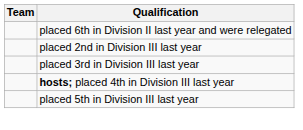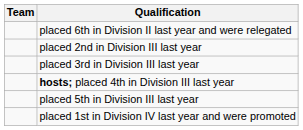+ row: (168, 116)
